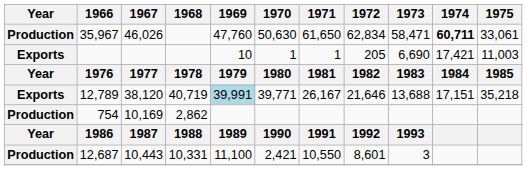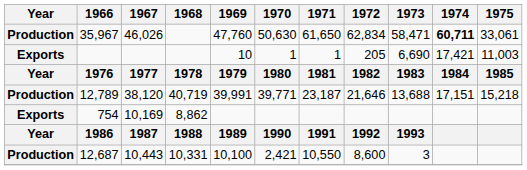(41, 94) Exports -> (41, 94) Production
(233, 94) lightblue background -> (233, 94) no background
(322, 94) 26,167 -> (322, 94) 23,187
(500, 94) 35,218 -> (500, 94) 15,218
(41, 114) Production -> (41, 114) Exports
(192, 114) 2,862 -> (192, 114) 8,862
(233, 154) 11,100 -> (233, 154) 10,100
(370, 154) 8,601 -> (370, 154) 8,600
